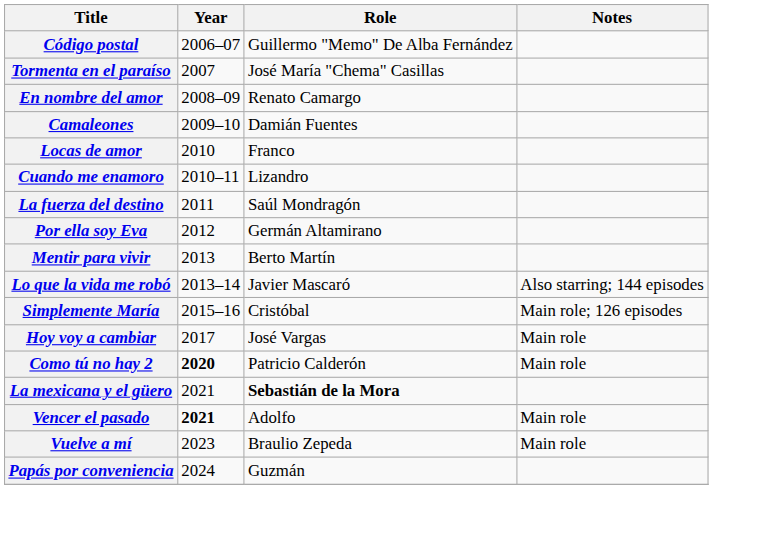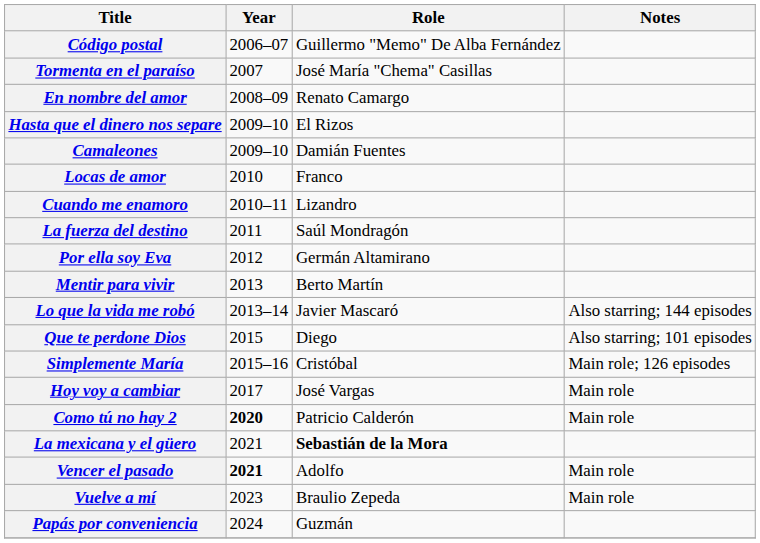+ row: (115, 124)
+ row: (115, 337)
